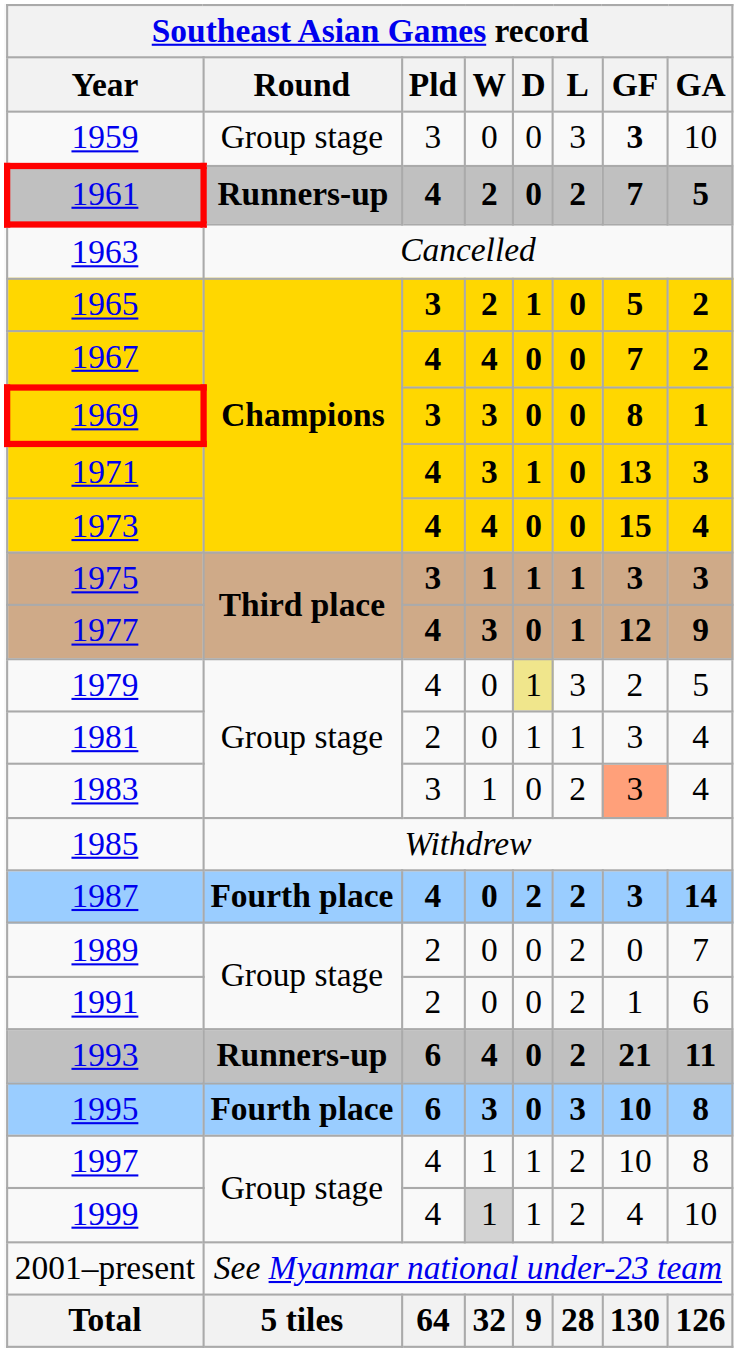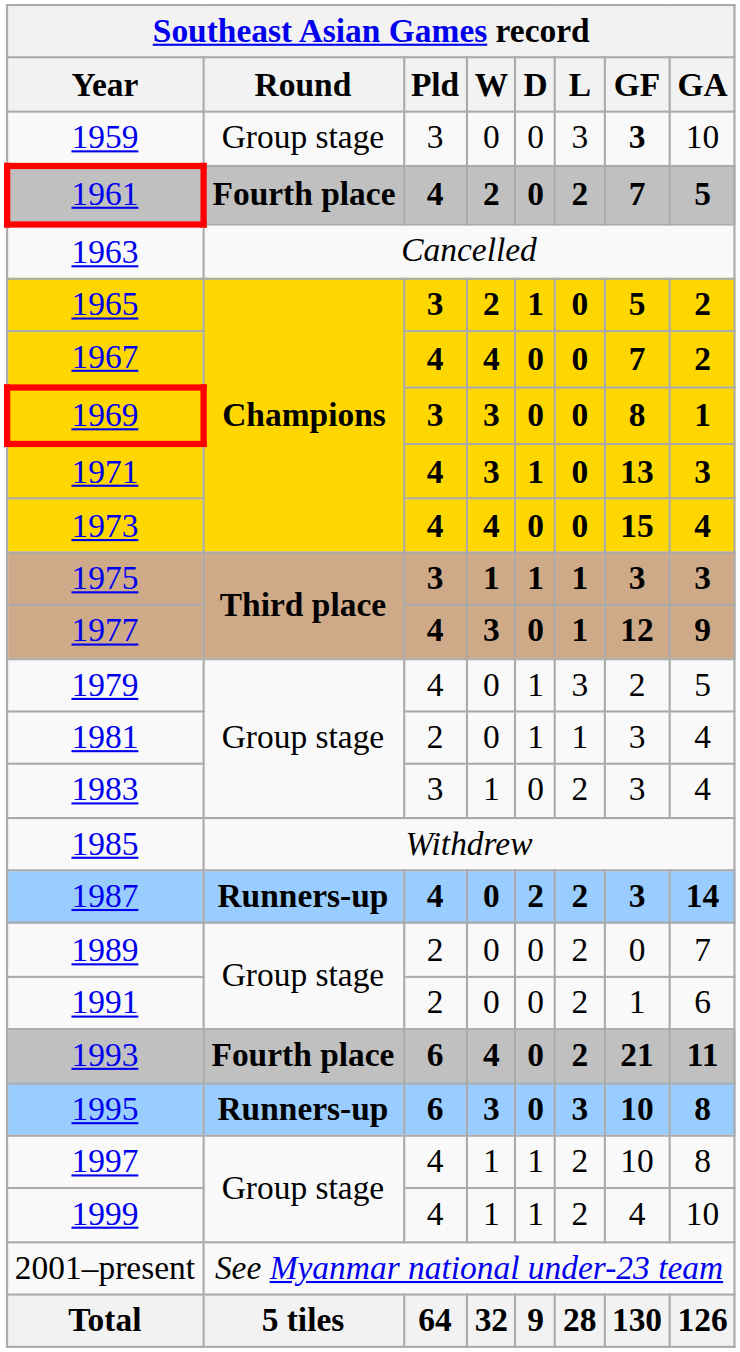(303, 194) Runners-up -> (304, 194) Fourth place
(533, 684) khaki background -> (536, 684) no background
(635, 790) lightsalmon background -> (637, 790) no background
(302, 896) Fourth place -> (303, 896) Runners-up
(302, 1055) Runners-up -> (303, 1055) Fourth place
(302, 1108) Fourth place -> (303, 1108) Runners-up
(489, 1214) lightgrey background -> (491, 1214) no background
